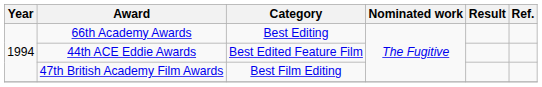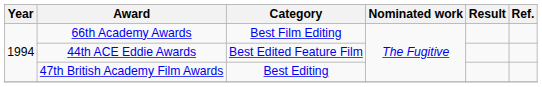(296, 33) Best Editing -> (296, 33) Best Film Editing
(296, 71) Best Film Editing -> (296, 71) Best Editing
